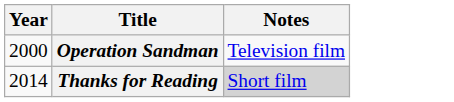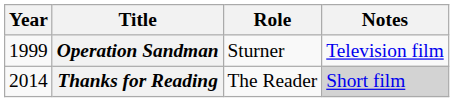+ column: (272, 19)
(28, 50) 2000 -> (28, 50) 1999
